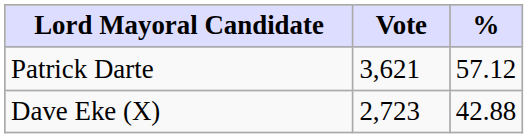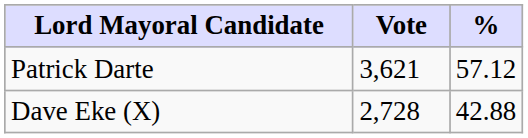(390, 111) 2,723 -> (390, 111) 2,728
